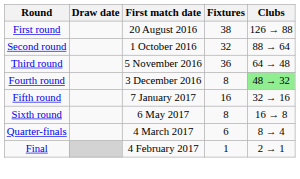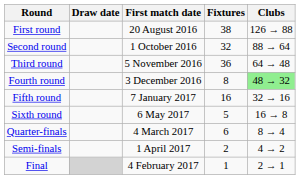(226, 115) 8 -> (226, 115) 5
+ row: (37, 149)
